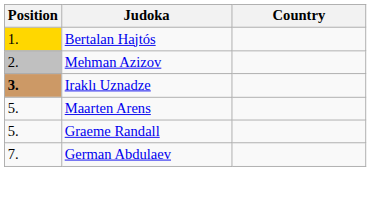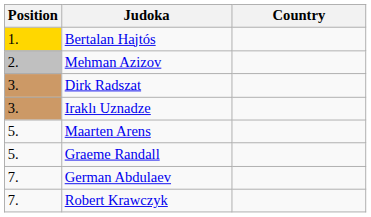+ row: (103, 85)
(13, 85) bold -> (13, 108) normal
+ row: (116, 200)
